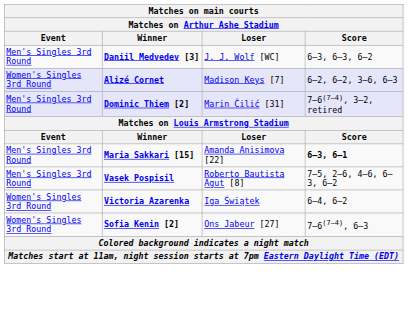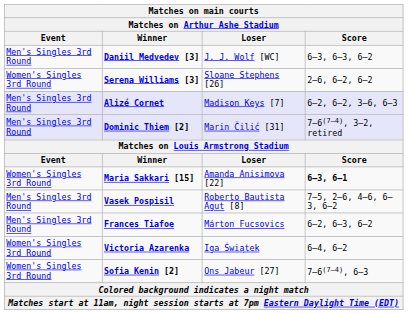+ row: (152, 80)
(44, 80) Women's Singles 3rd Round -> (49, 103) Men's Singles 3rd Round
(49, 155) Men's Singles 3rd Round -> (44, 178) Women's Singles 3rd Round
+ row: (139, 225)
